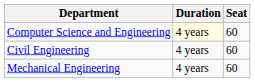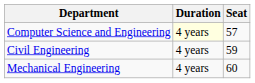(232, 31) 60 -> (232, 31) 57
(232, 50) 60 -> (232, 50) 59
